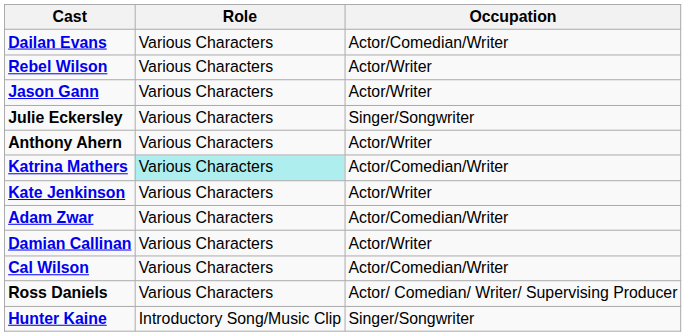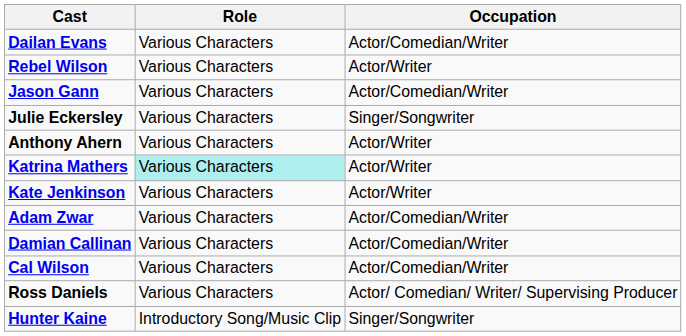(390, 92) Actor/Writer -> (428, 92) Actor/Comedian/Writer
(428, 167) Actor/Comedian/Writer -> (390, 167) Actor/Writer
(390, 243) Actor/Writer -> (428, 243) Actor/Comedian/Writer
